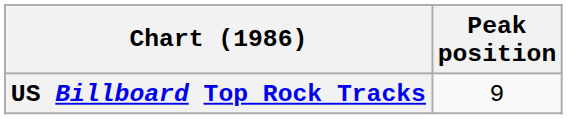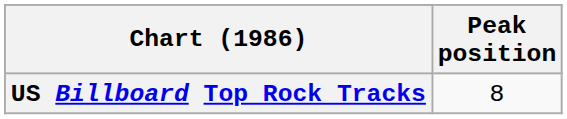(497, 94) 9 -> (497, 94) 8
